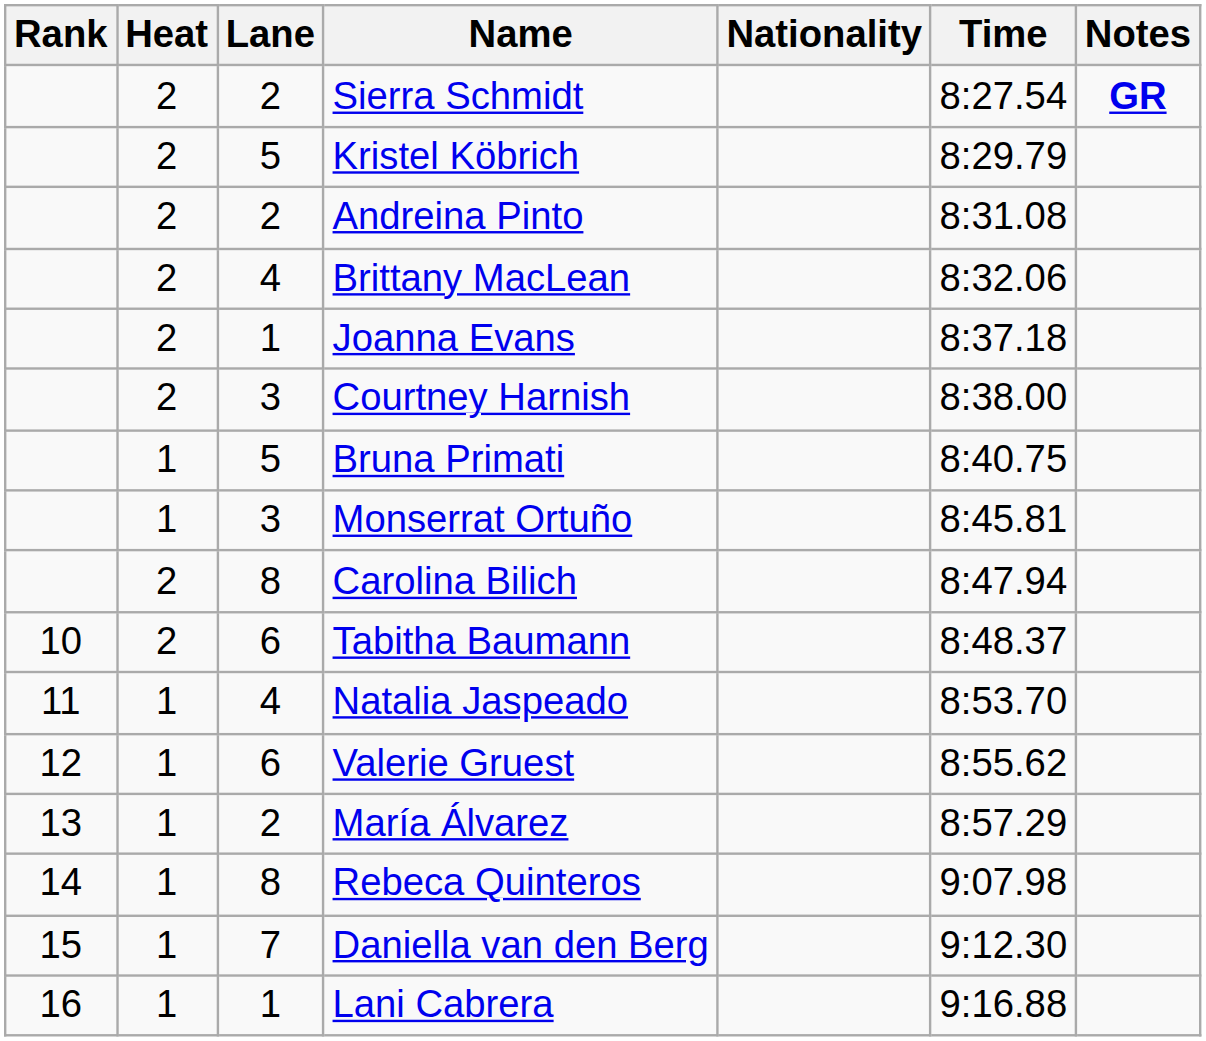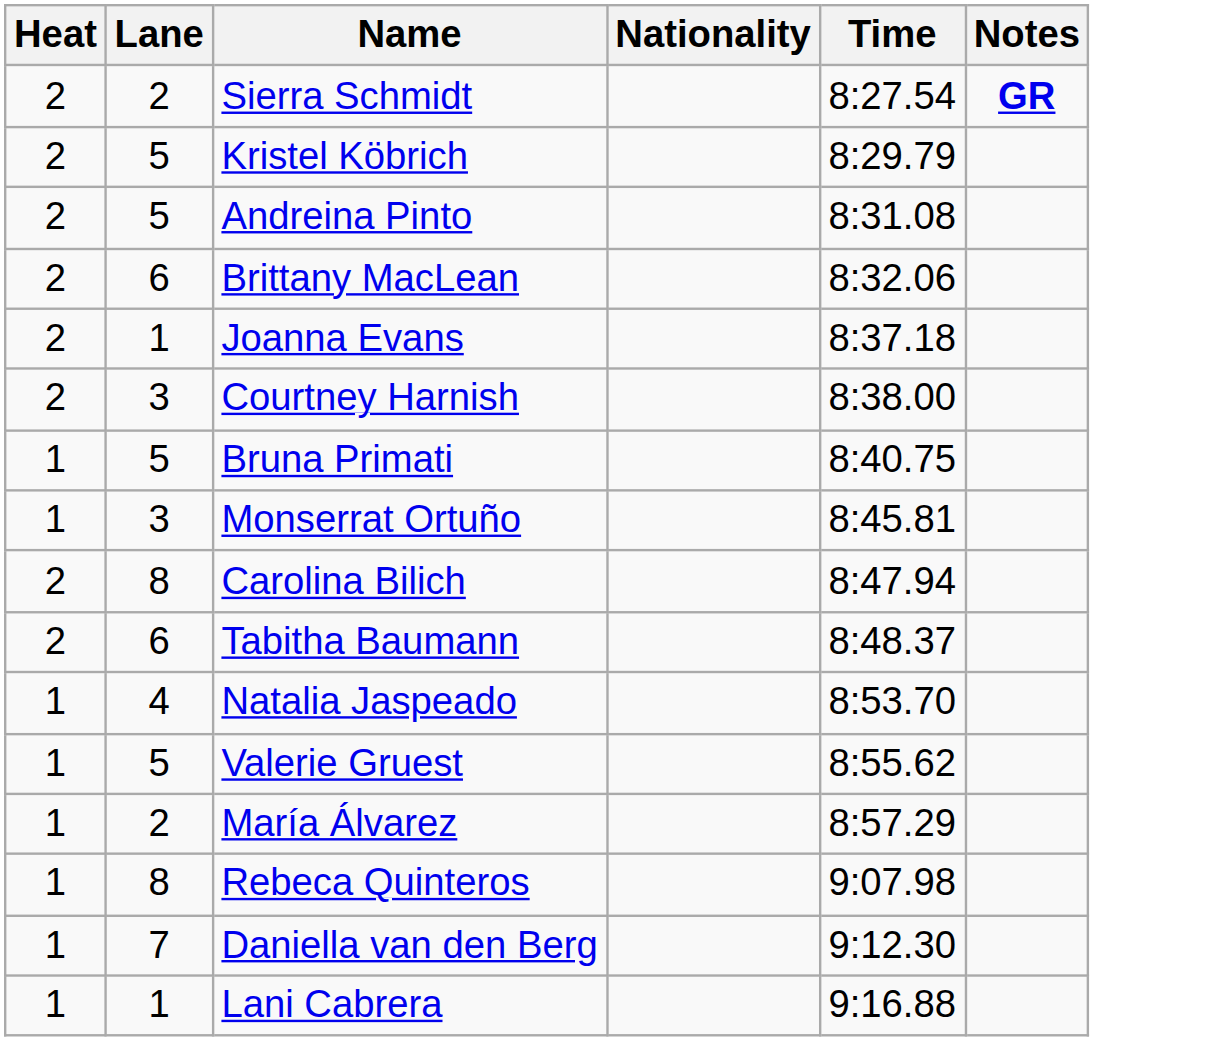- column: (61, 34)
(270, 216) 2 -> (159, 216) 5
(270, 277) 4 -> (159, 277) 6
(270, 762) 6 -> (159, 762) 5
